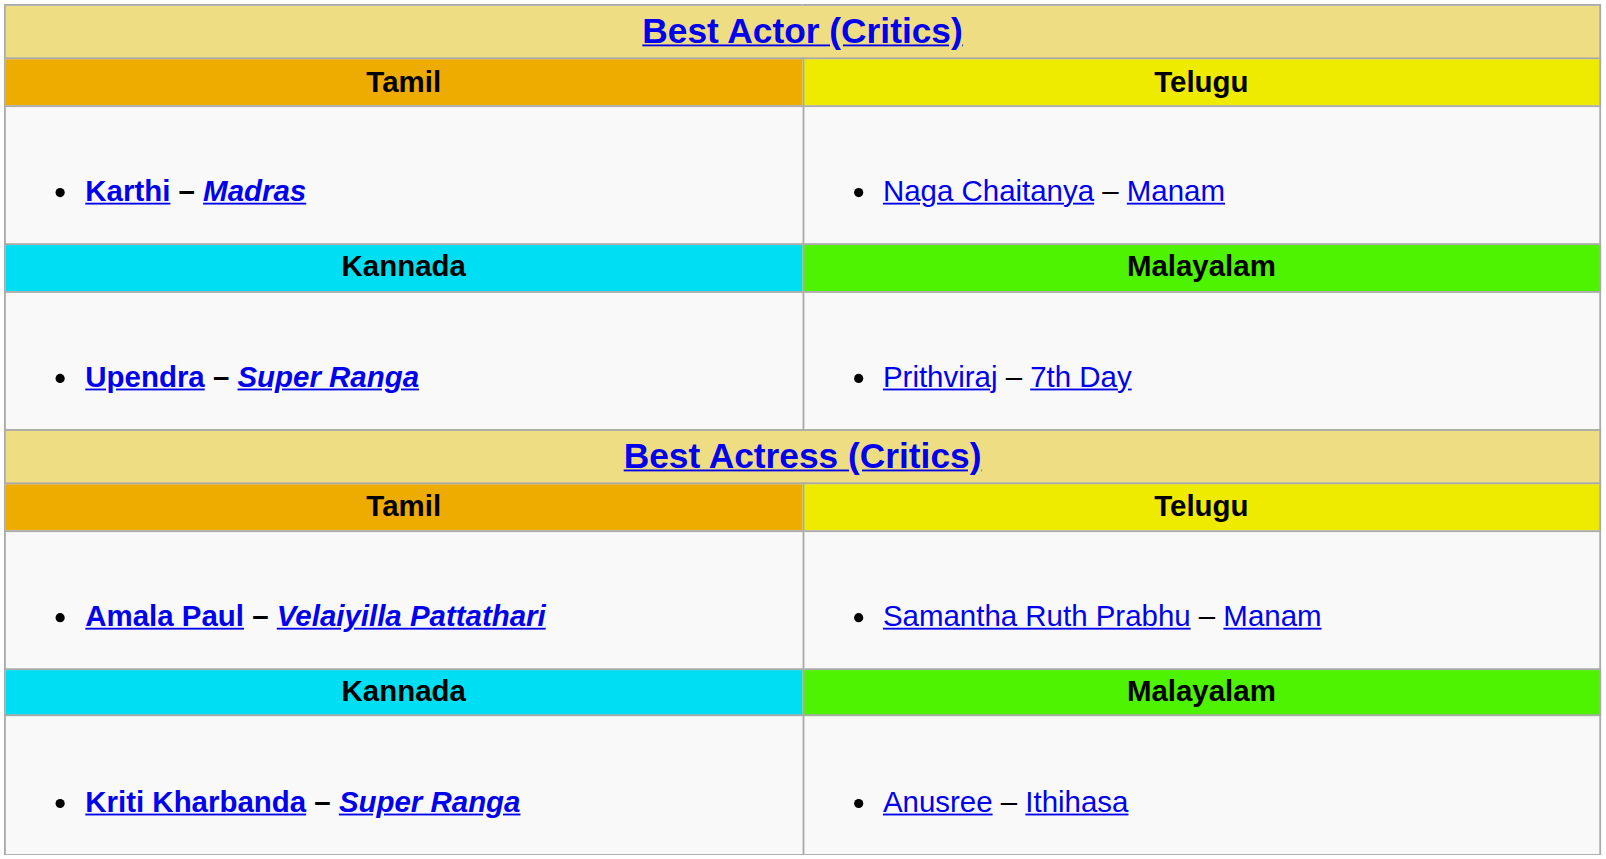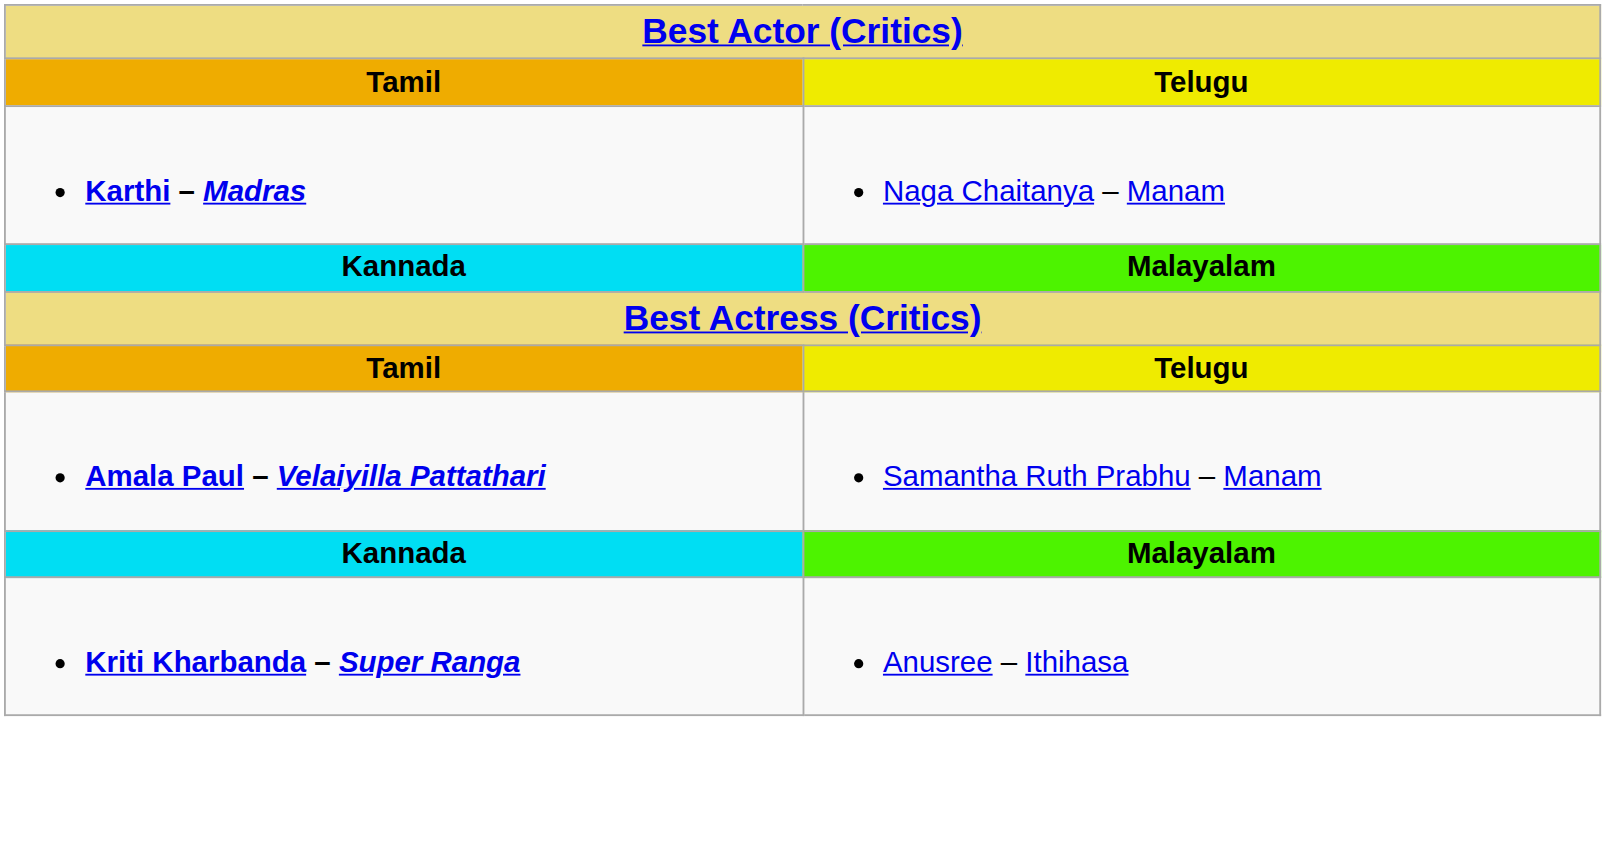- row: (404, 377)
